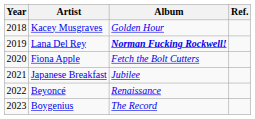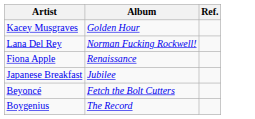- column: (17, 12)
(169, 43) bold -> (142, 43) normal
(155, 59) Fetch the Bolt Cutters -> (112, 59) Renaissance
(136, 91) Renaissance -> (131, 91) Fetch the Bolt Cutters
